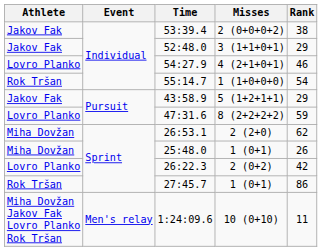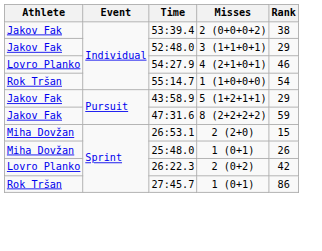(44, 115) Lovro Planko -> (34, 115) Jakov Fak
(302, 132) 62 -> (284, 132) 15
- row: (185, 219)
